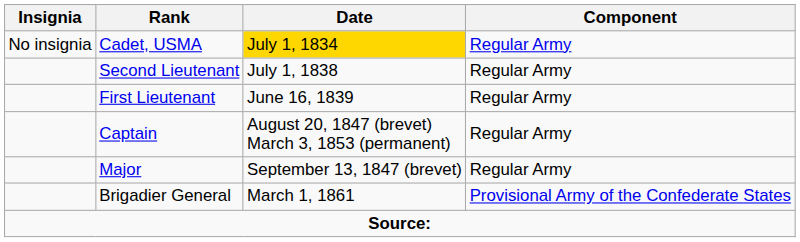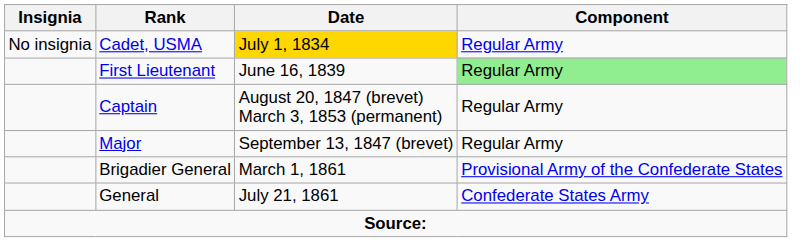- row: (169, 71)
(521, 97) no background -> (512, 71) lightgreen background
+ row: (129, 196)
